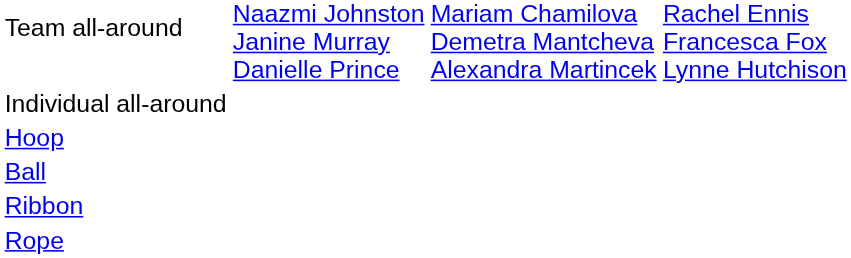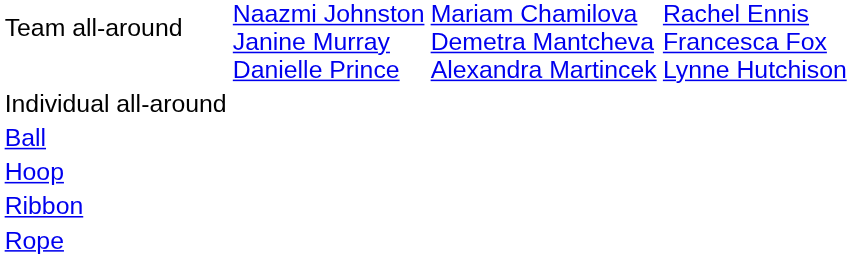rows swapped: (25, 172) <-> (34, 138)
